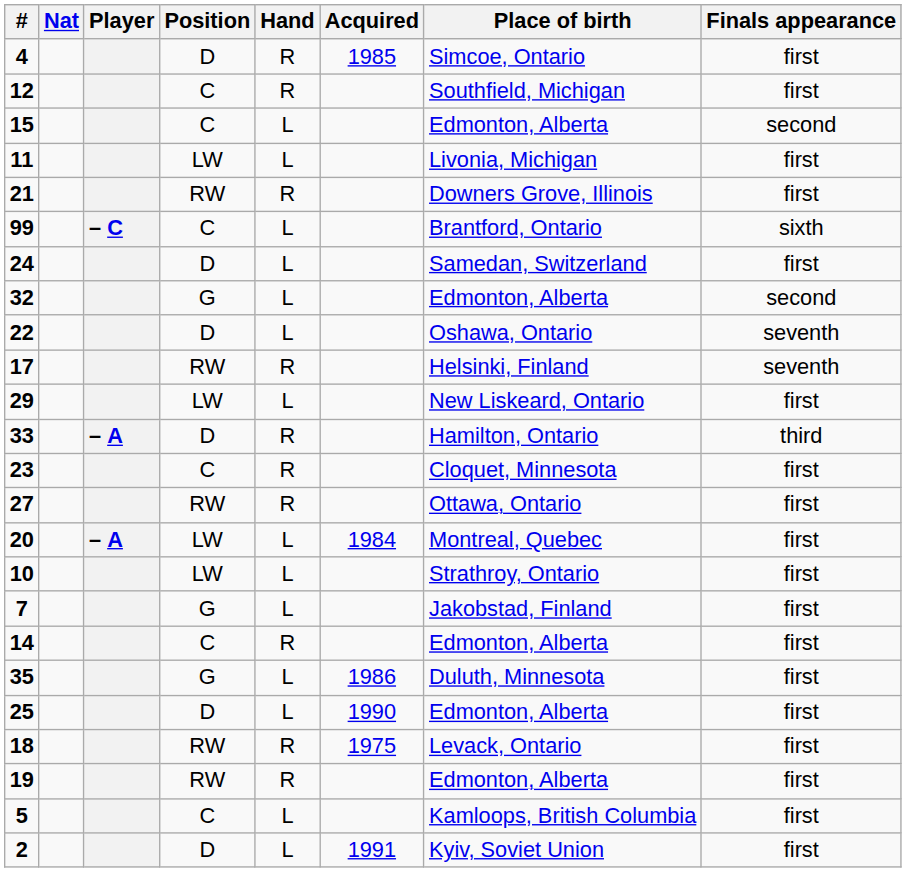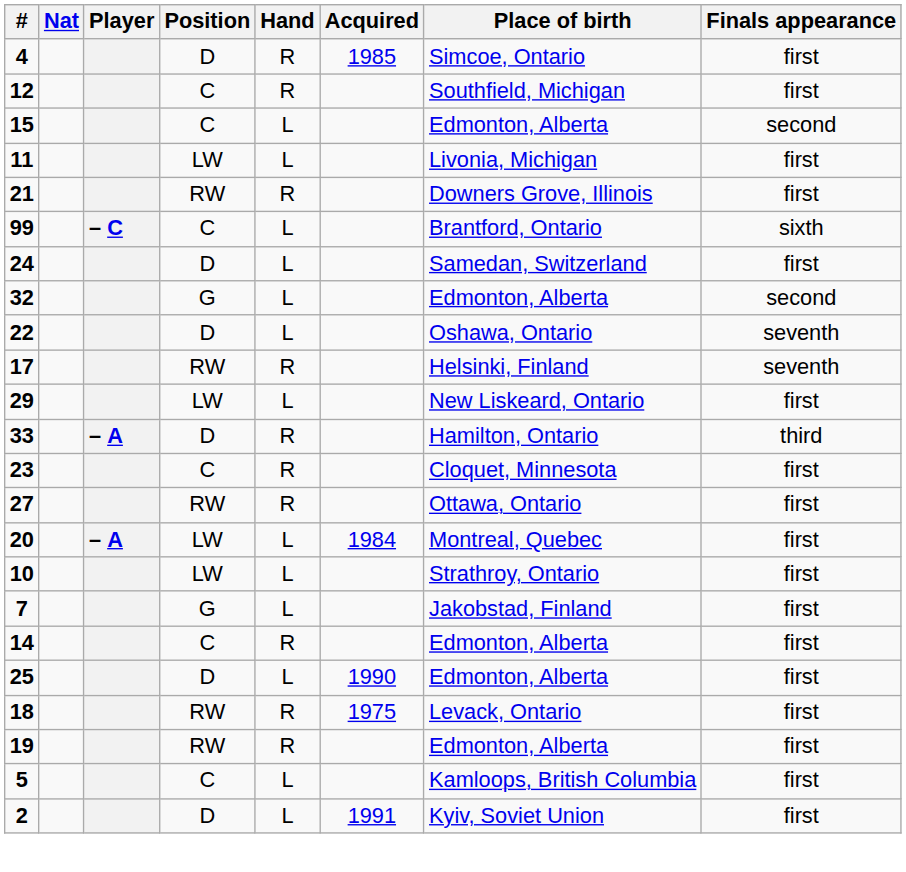- row: (22, 677)
